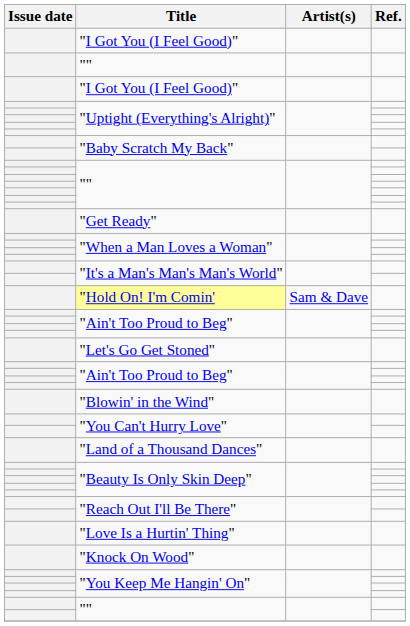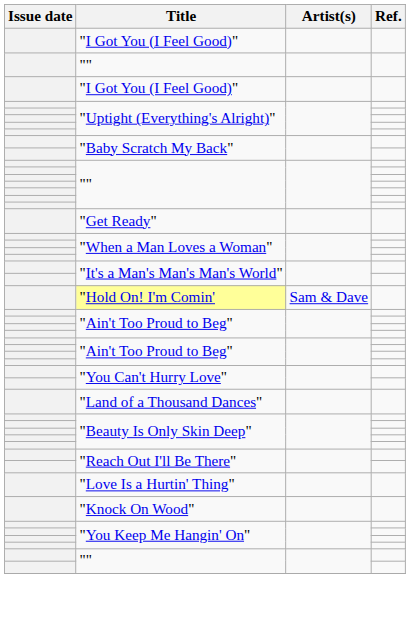- row: (147, 349)
- row: (147, 401)
